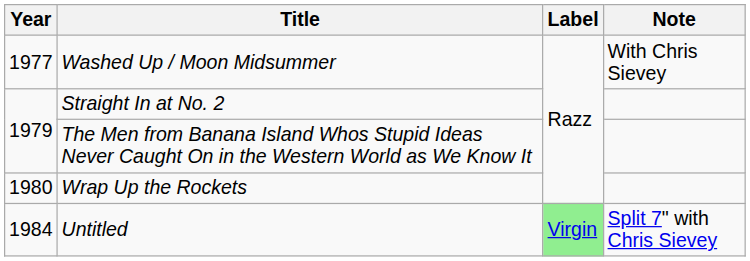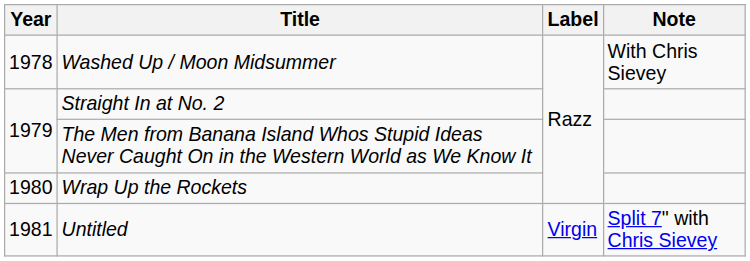(31, 61) 1977 -> (31, 61) 1978
(31, 229) 1984 -> (31, 229) 1981
(572, 229) lightgreen background -> (572, 229) no background
